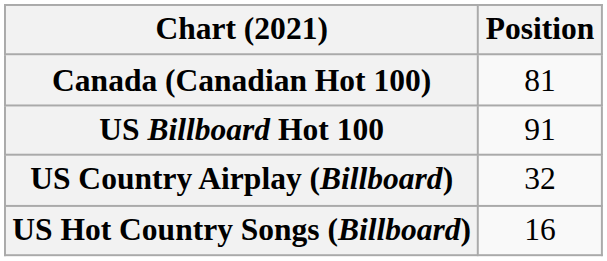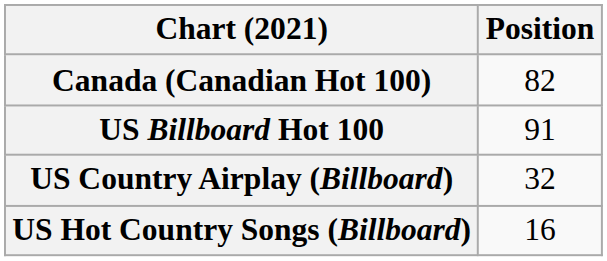(540, 79) 81 -> (540, 79) 82
